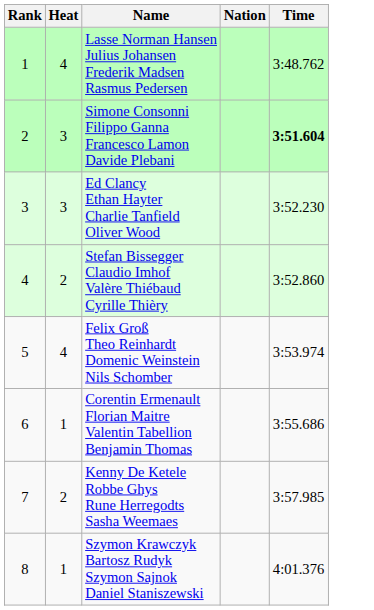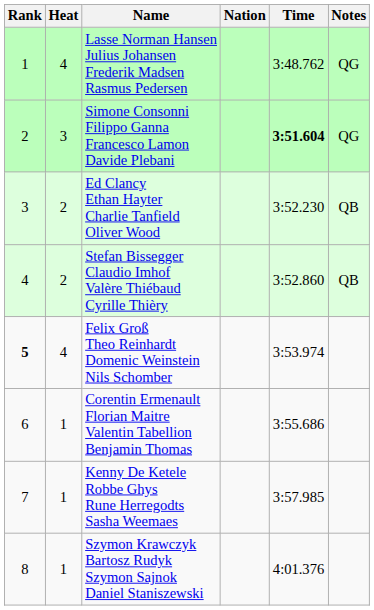+ column: (349, 16)
(63, 208) 3 -> (63, 208) 2
(25, 352) normal -> (25, 352) bold
(63, 497) 2 -> (63, 497) 1
